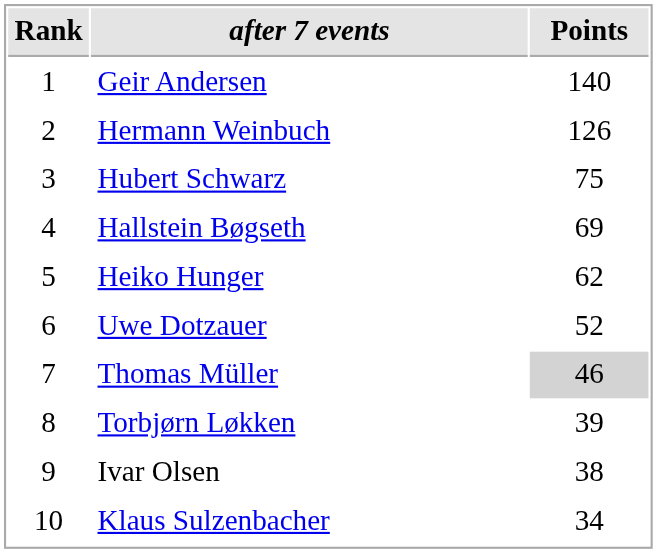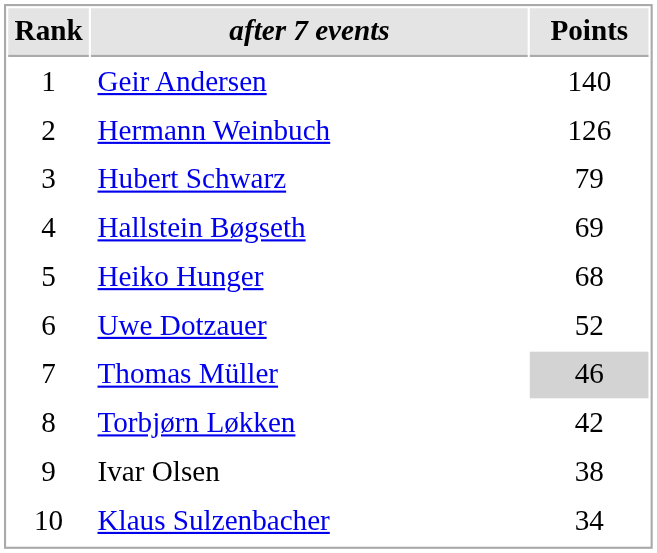(589, 179) 75 -> (589, 179) 79
(589, 276) 62 -> (589, 276) 68
(589, 423) 39 -> (589, 423) 42
